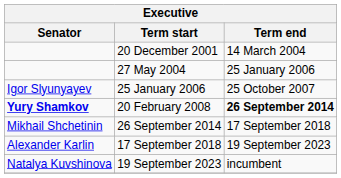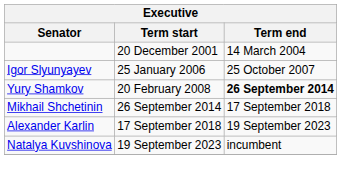- row: (151, 70)
(48, 107) bold -> (45, 88) normal
